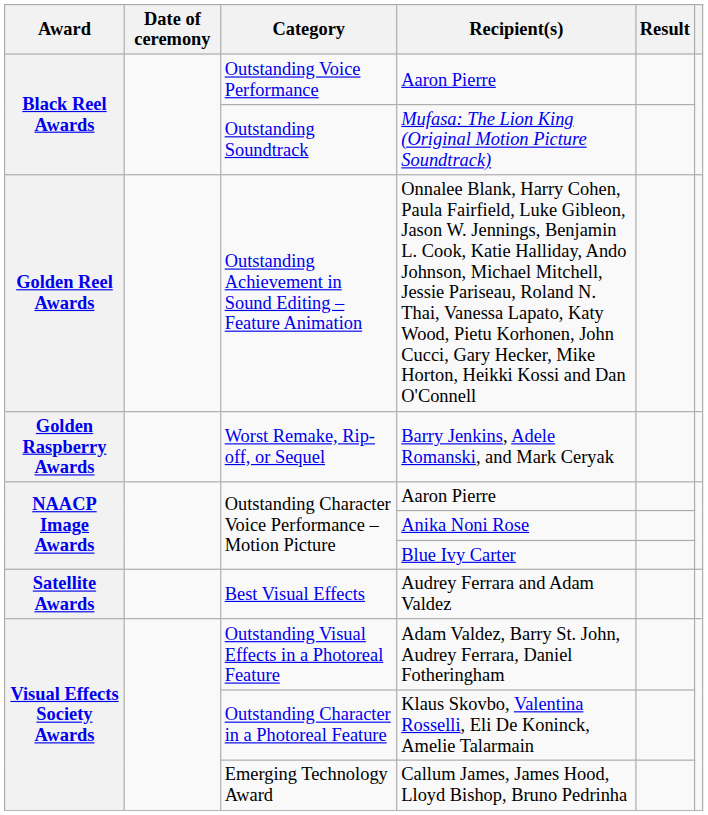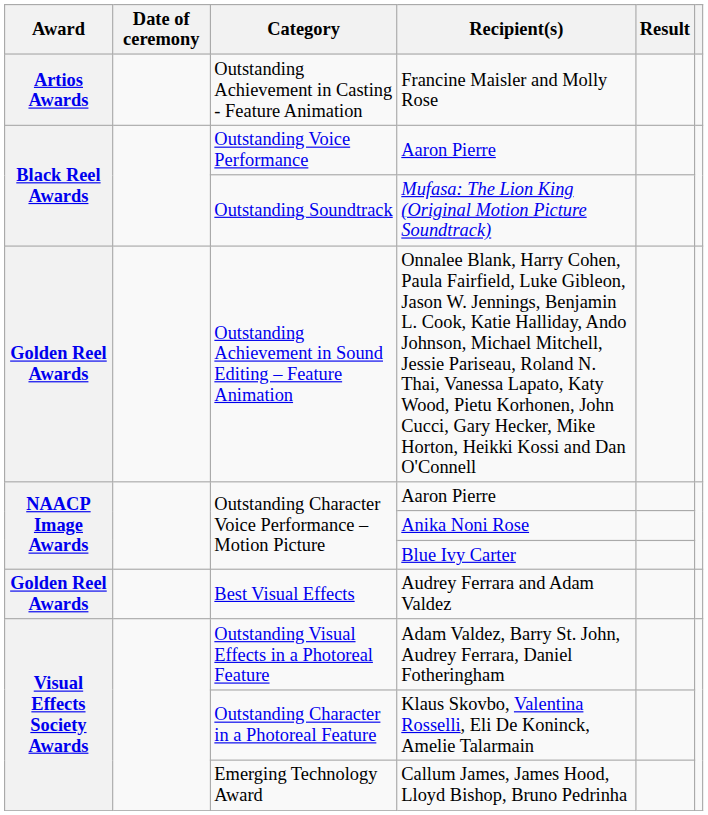+ row: (303, 89)
- row: (300, 446)
(64, 594) Satellite Awards -> (58, 594) Golden Reel Awards
